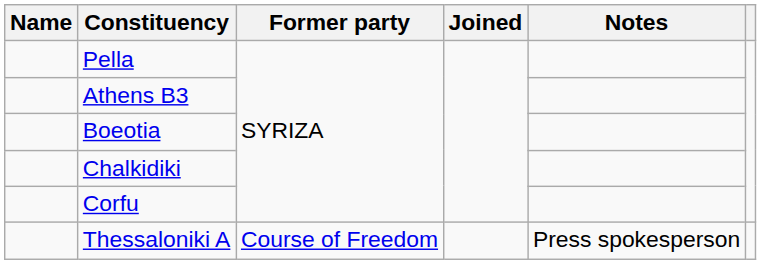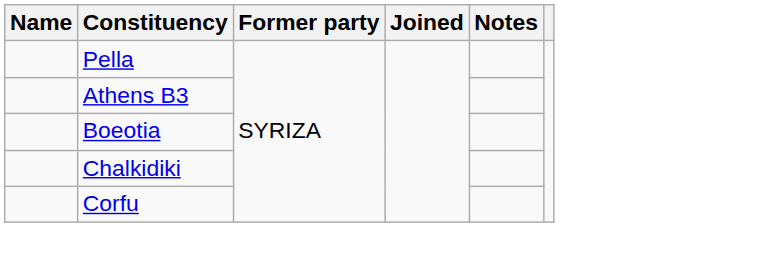- row: (157, 240)
